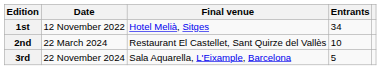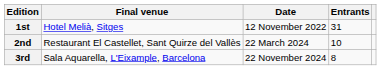columns swapped: (84, 12) <-> (228, 12)
(336, 27) 34 -> (336, 27) 31
(333, 58) 5 -> (333, 58) 8
